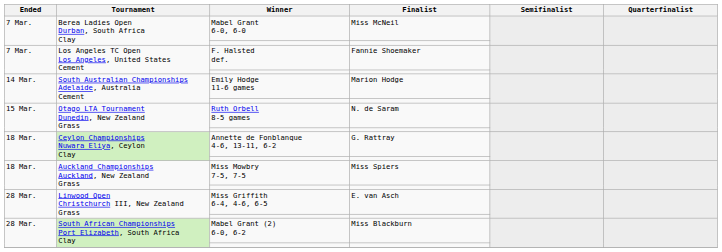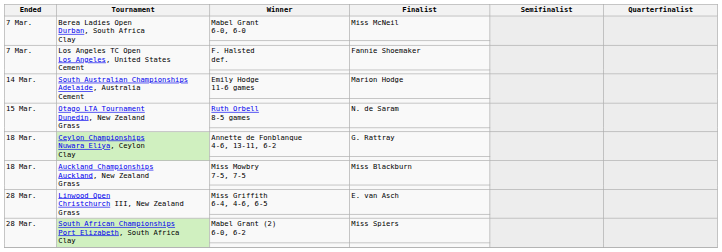(375, 167) Miss Spiers -> (382, 167) Miss Blackburn
(382, 224) Miss Blackburn -> (375, 224) Miss Spiers
